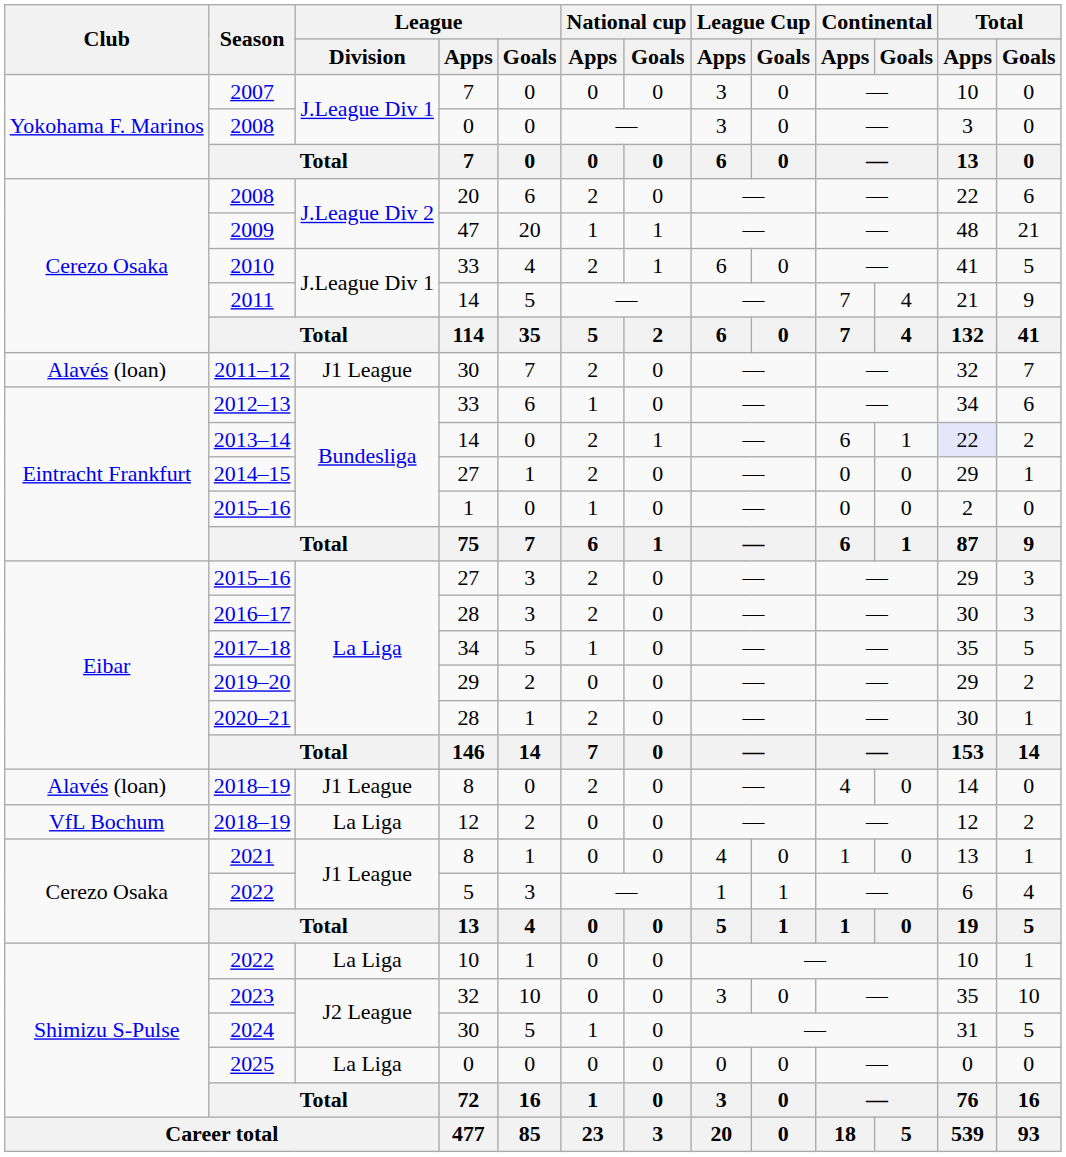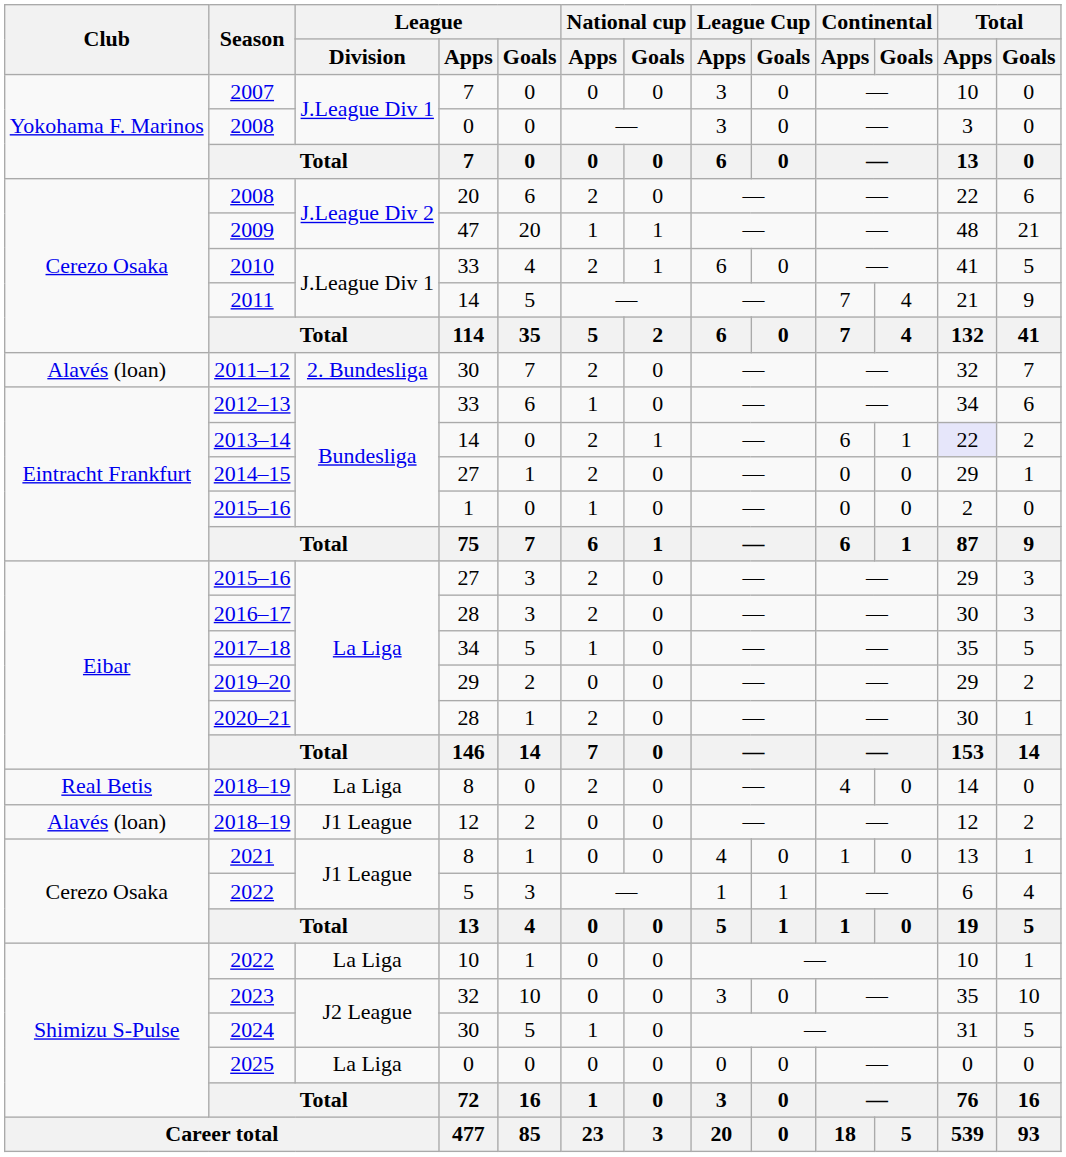(367, 369) J1 League -> (367, 369) 2. Bundesliga
(107, 786) Alavés (loan) -> (107, 786) Real Betis
(367, 786) J1 League -> (367, 786) La Liga
(107, 821) VfL Bochum -> (107, 821) Alavés (loan)
(367, 821) La Liga -> (367, 821) J1 League
